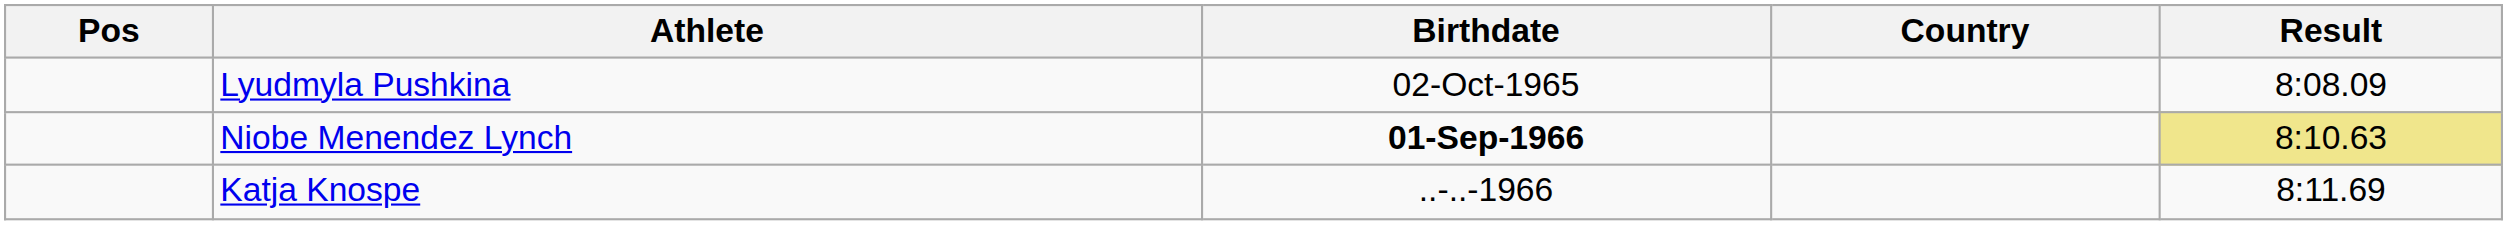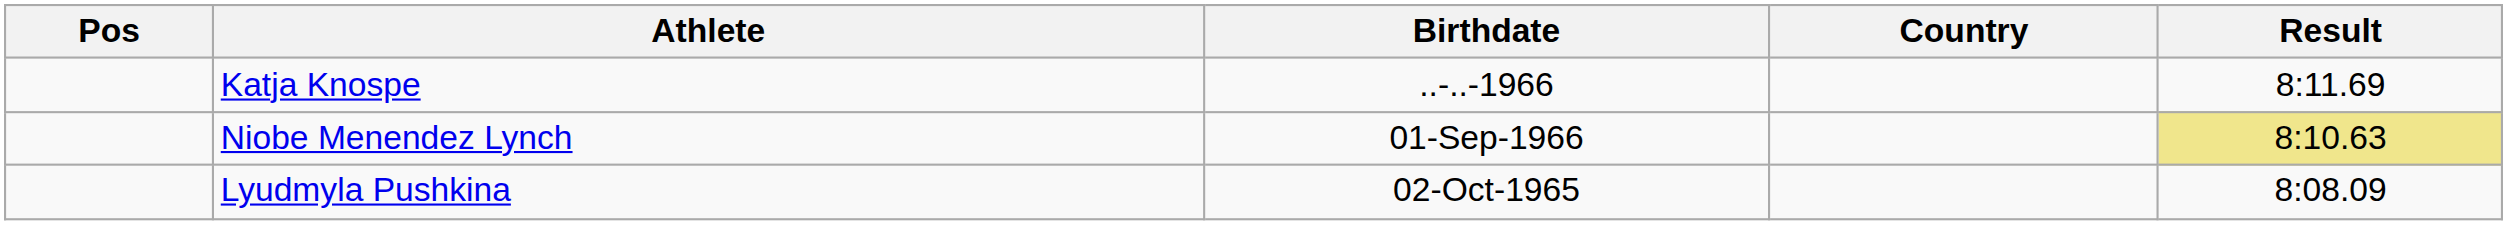rows swapped: (365, 84) <-> (320, 191)
(1486, 137) bold -> (1487, 137) normal
